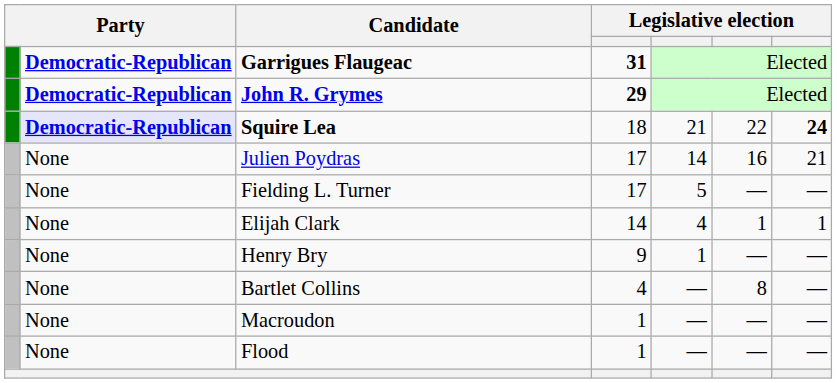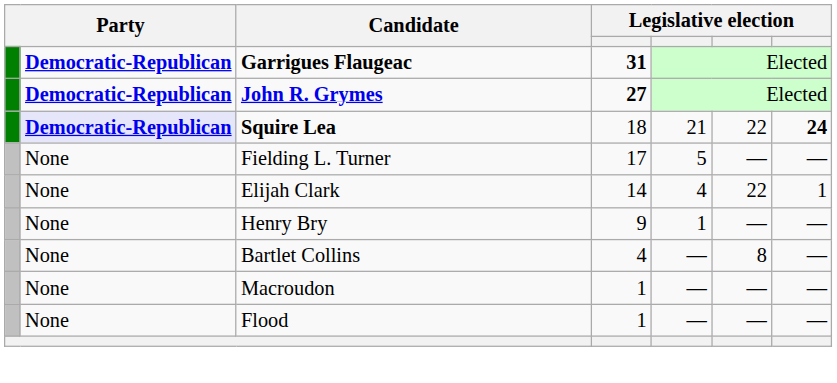(636, 94) 29 -> (636, 94) 27
- row: (301, 158)
(762, 223) 1 -> (757, 191) 22
